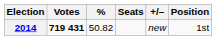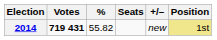(101, 27) 50.82 -> (101, 27) 55.82
(203, 27) no background -> (203, 27) khaki background
